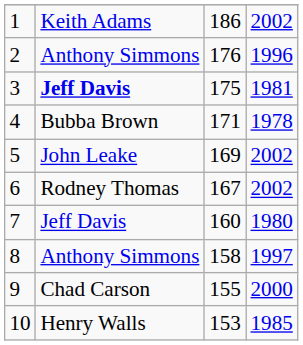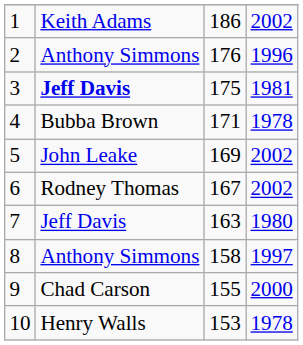(225, 222) 160 -> (225, 222) 163
(272, 322) 1985 -> (272, 322) 1978
